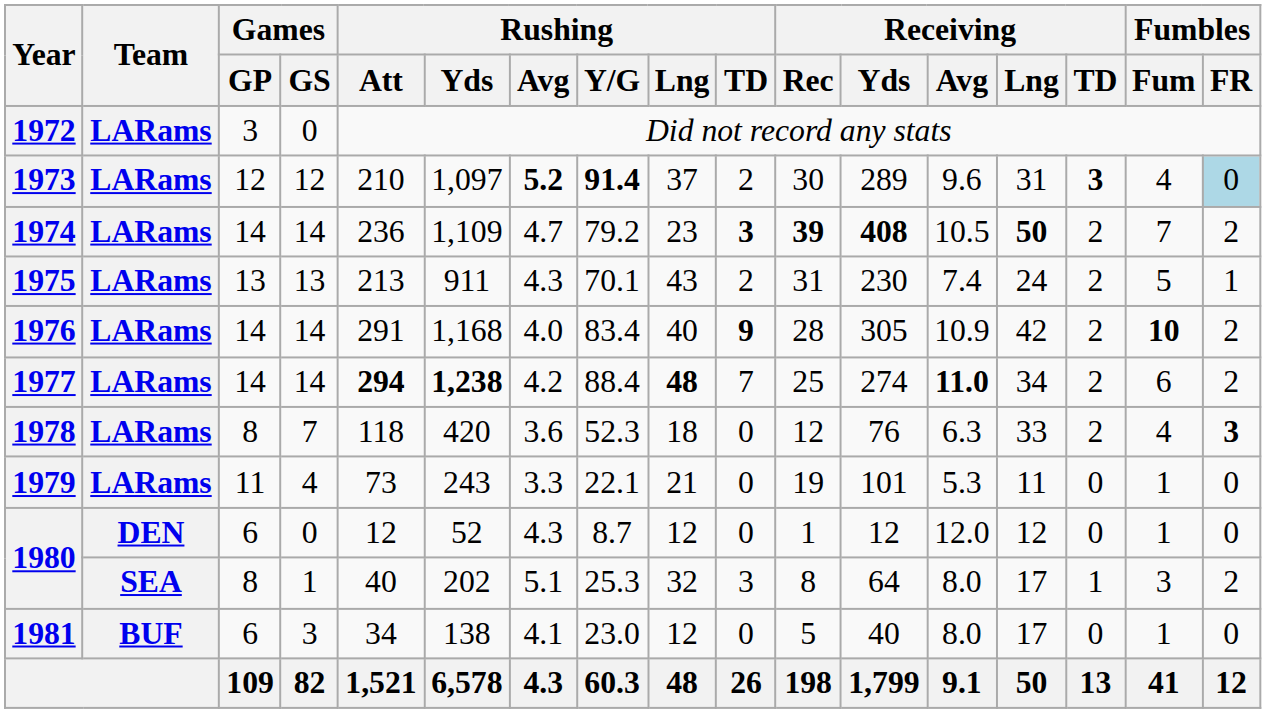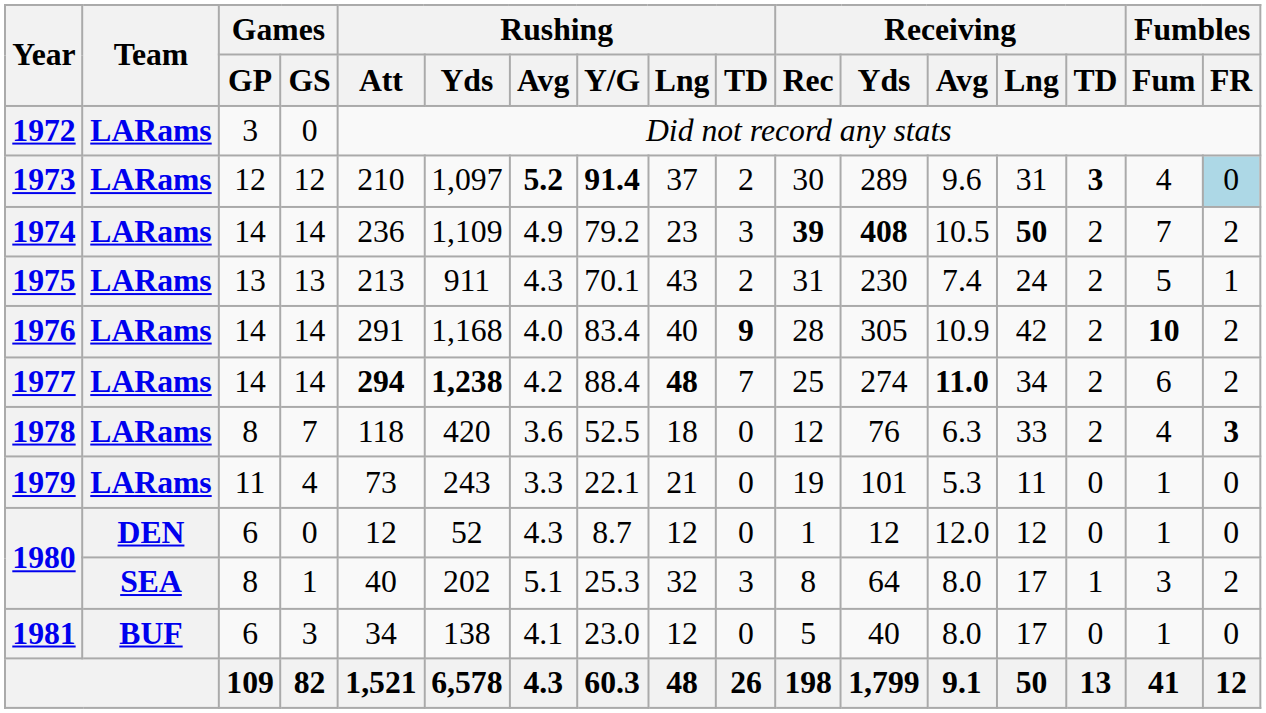(543, 230) 4.7 -> (543, 230) 4.9
(746, 230) bold -> (746, 230) normal
(612, 431) 52.3 -> (612, 431) 52.5
